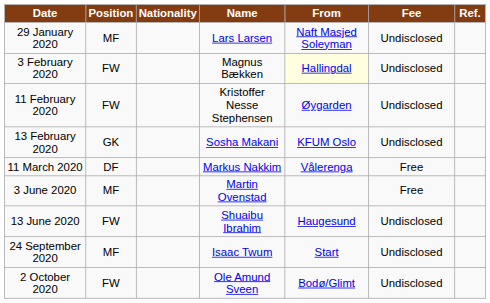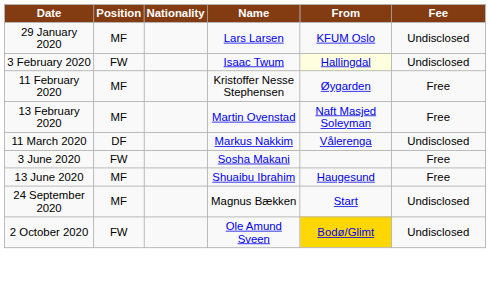- column: (470, 14)
(327, 38) Naft Masjed Soleyman -> (346, 38) KFUM Oslo
(242, 69) Magnus Bækken -> (254, 62) Isaac Twum
(111, 106) FW -> (119, 87) MF
(412, 106) Undisclosed -> (438, 87) Free
(111, 143) GK -> (119, 117) MF
(242, 143) Sosha Makani -> (254, 117) Martin Ovenstad
(327, 143) KFUM Oslo -> (346, 117) Naft Masjed Soleyman
(412, 143) Undisclosed -> (438, 117) Free
(412, 167) Free -> (438, 142) Undisclosed
(111, 191) MF -> (119, 160) FW
(242, 191) Martin Ovenstad -> (254, 160) Sosha Makani
(111, 222) FW -> (119, 177) MF
(412, 222) Undisclosed -> (438, 177) Free
(242, 252) Isaac Twum -> (254, 202) Magnus Bækken
(327, 283) no background -> (346, 232) gold background
